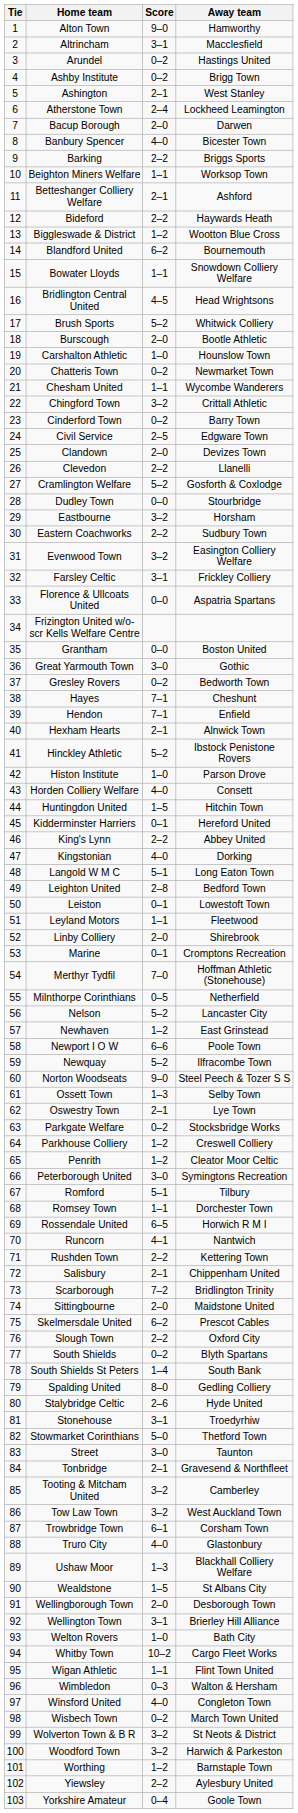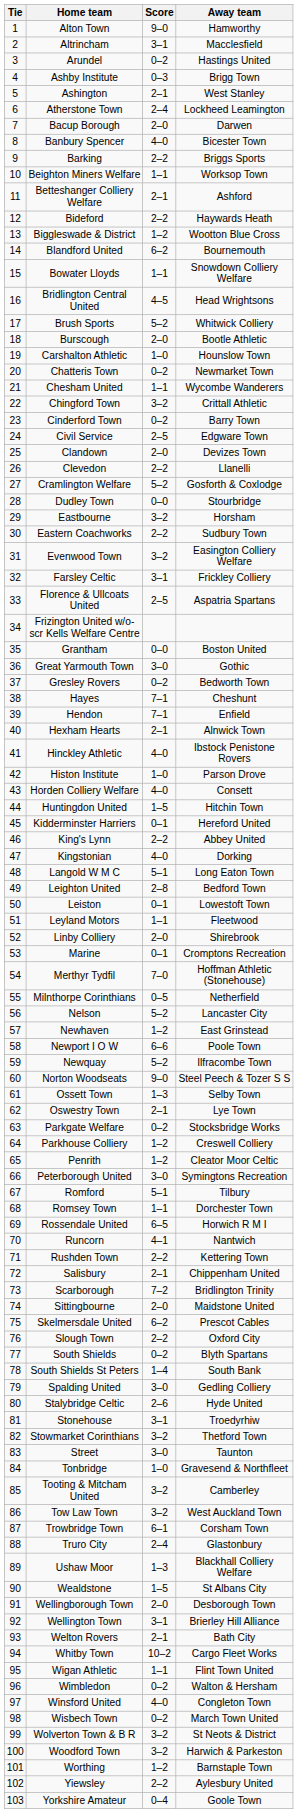(159, 77) 0–2 -> (159, 77) 0–3
(159, 600) 0–0 -> (159, 600) 2–5
(159, 753) 5–2 -> (159, 753) 4–0
(159, 1387) 8–0 -> (159, 1387) 3–0
(159, 1436) 5–0 -> (159, 1436) 3–2
(159, 1468) 2–1 -> (159, 1468) 1–0
(159, 1545) 4–0 -> (159, 1545) 2–4
(159, 1638) 1–0 -> (159, 1638) 2–1
(159, 1686) 0–3 -> (159, 1686) 0–2
